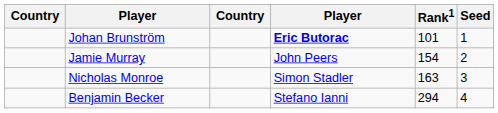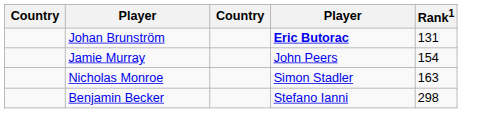- column: (475, 16)
(428, 37) 101 -> (428, 37) 131
(428, 98) 294 -> (428, 98) 298
